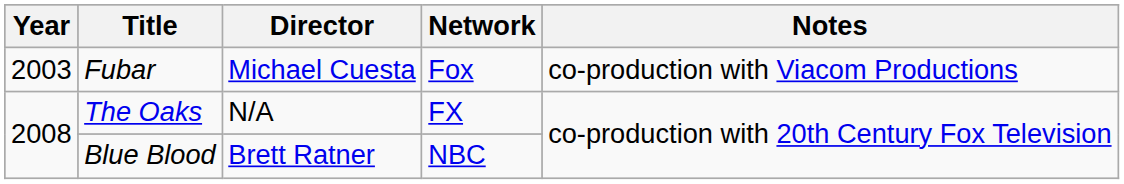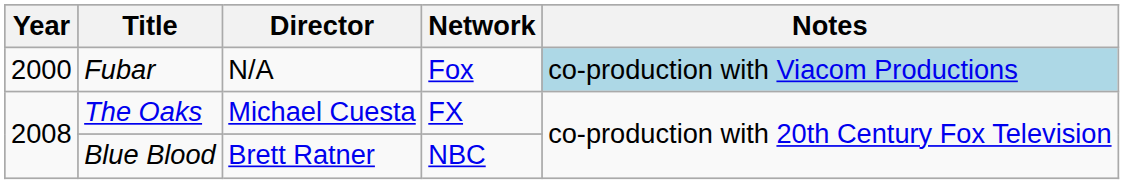(41, 69) 2003 -> (41, 69) 2000
(322, 69) Michael Cuesta -> (251, 69) N/A
(783, 69) no background -> (783, 69) lightblue background
(251, 112) N/A -> (322, 112) Michael Cuesta
